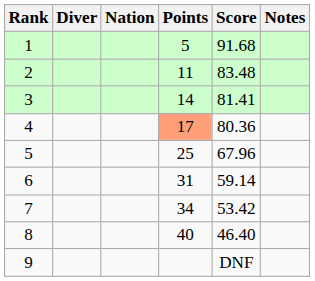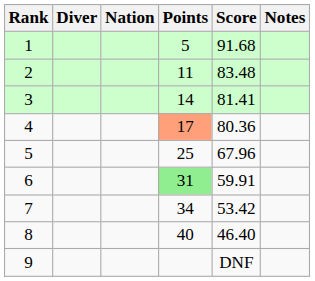(185, 180) no background -> (185, 180) lightgreen background
(236, 180) 59.14 -> (236, 180) 59.91
